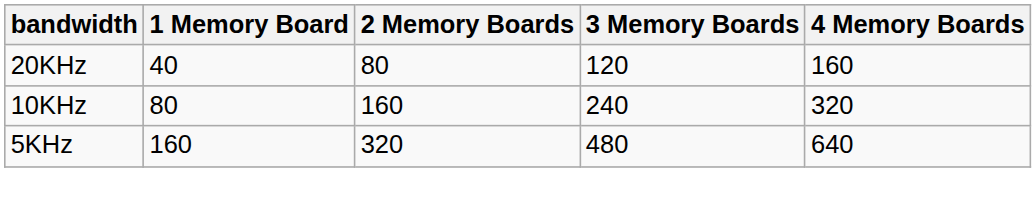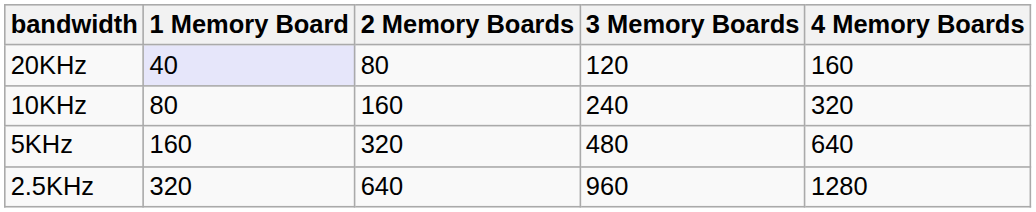(164, 65) no background -> (164, 65) lavender background
+ row: (52, 186)
